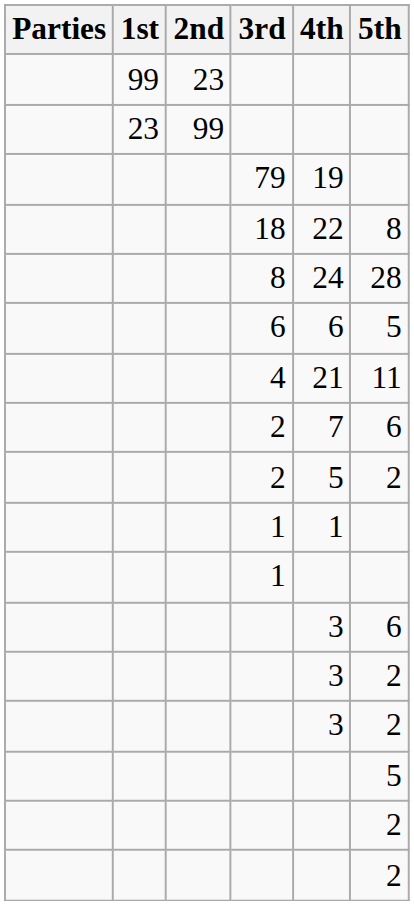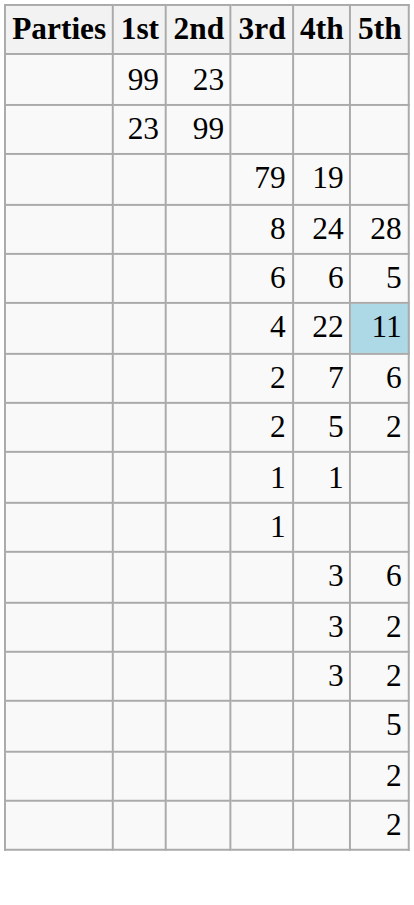- row: (140, 229)
(328, 377) 21 -> (328, 327) 22
(387, 377) no background -> (387, 327) lightblue background
